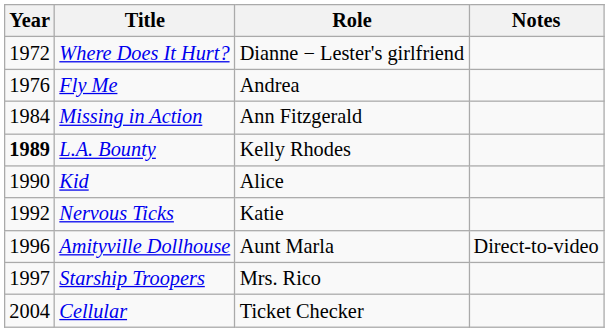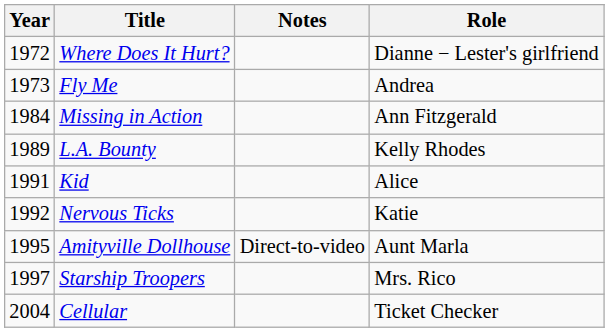columns swapped: (352, 20) <-> (536, 20)
(30, 85) 1976 -> (30, 85) 1973
(30, 149) bold -> (30, 149) normal
(30, 181) 1990 -> (30, 181) 1991
(30, 246) 1996 -> (30, 246) 1995
